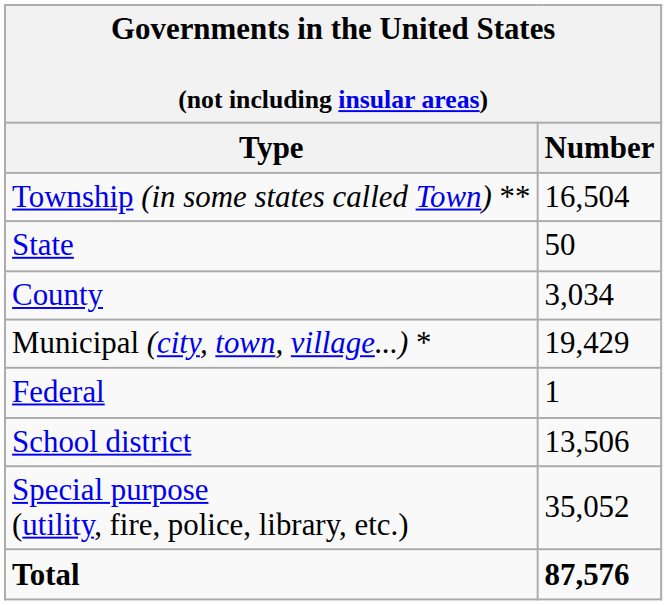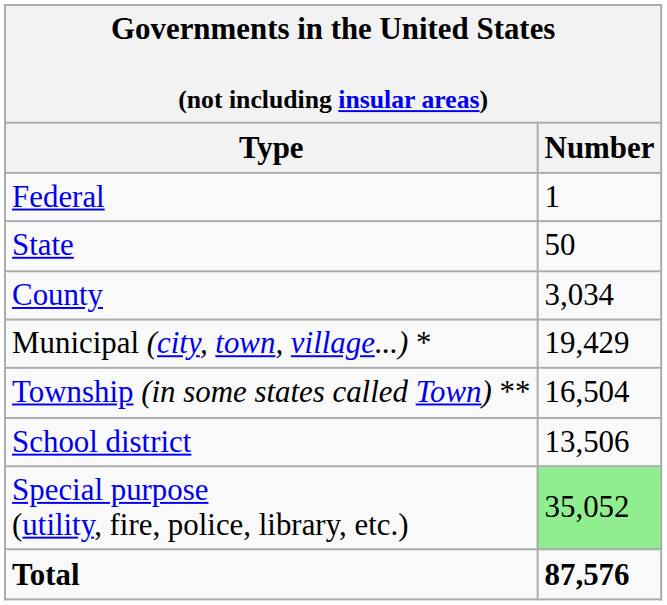rows swapped: (58, 392) <-> (271, 196)
(587, 507) no background -> (587, 507) lightgreen background
